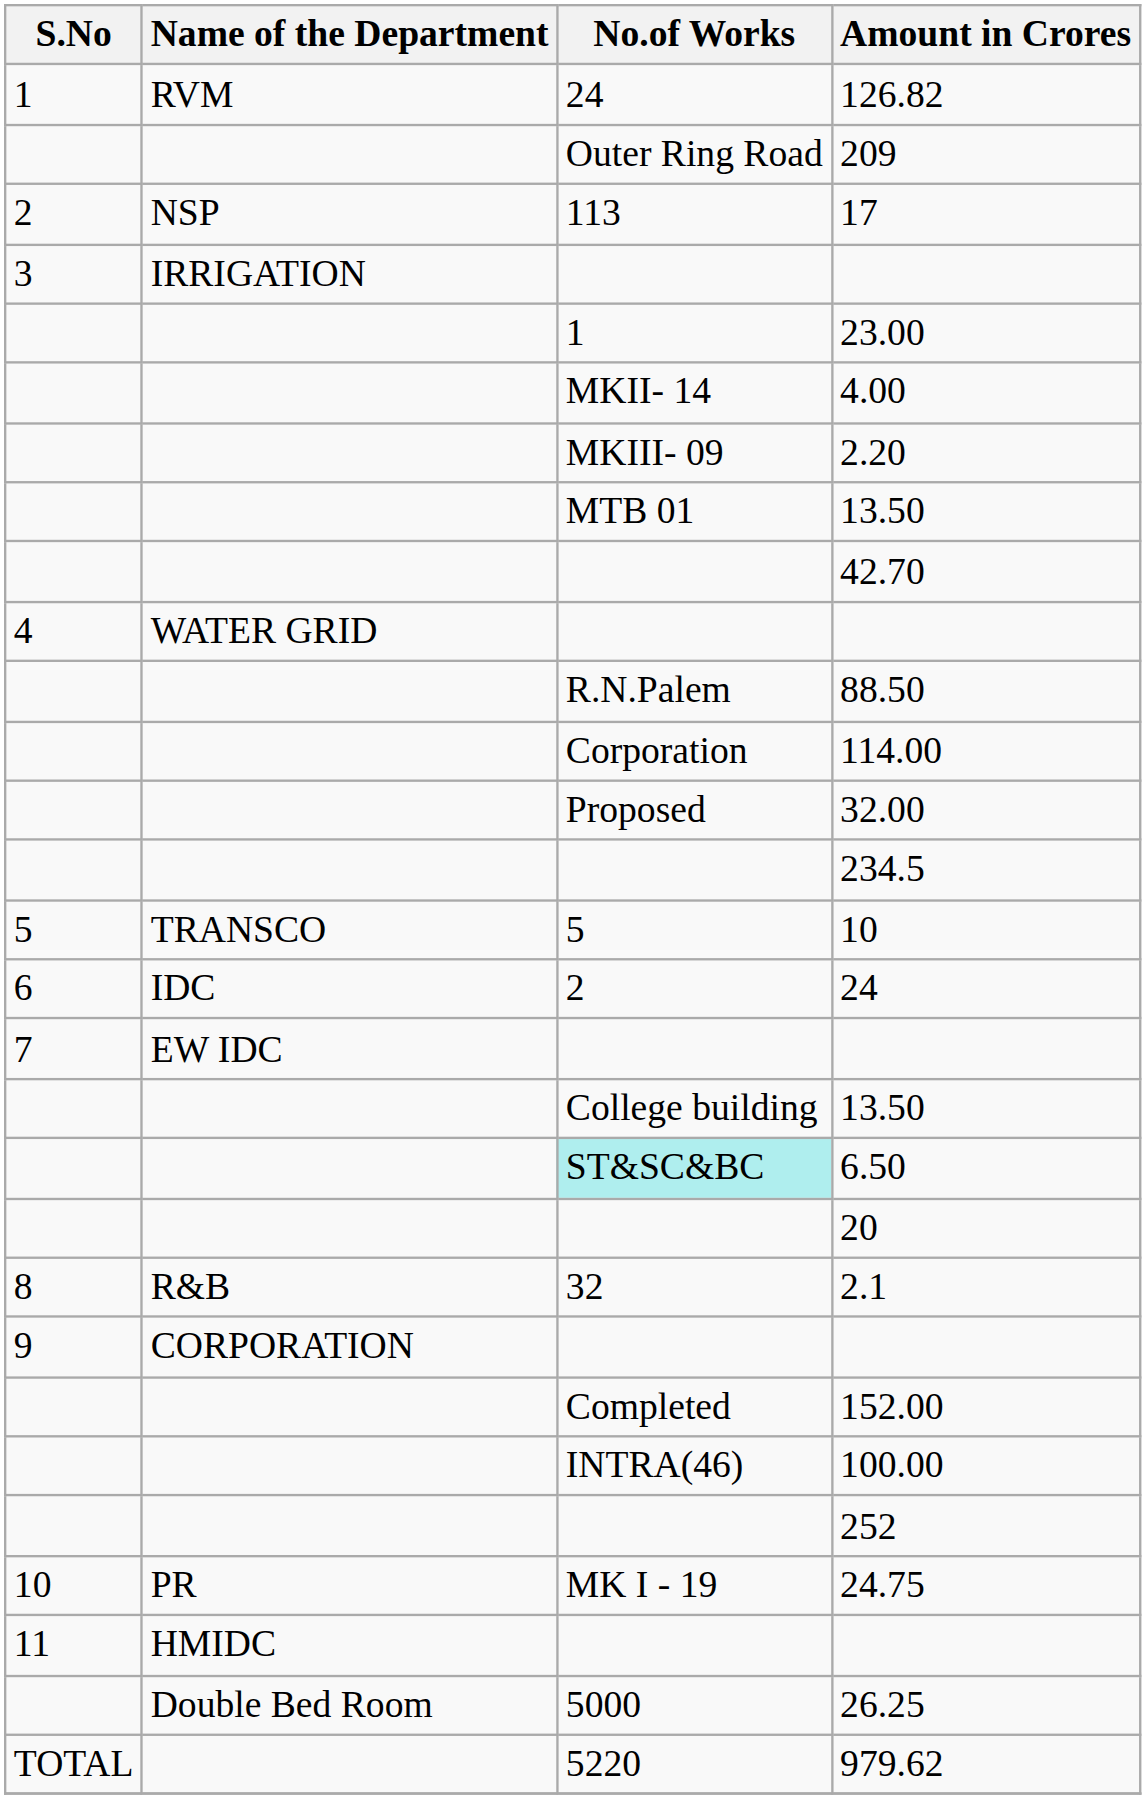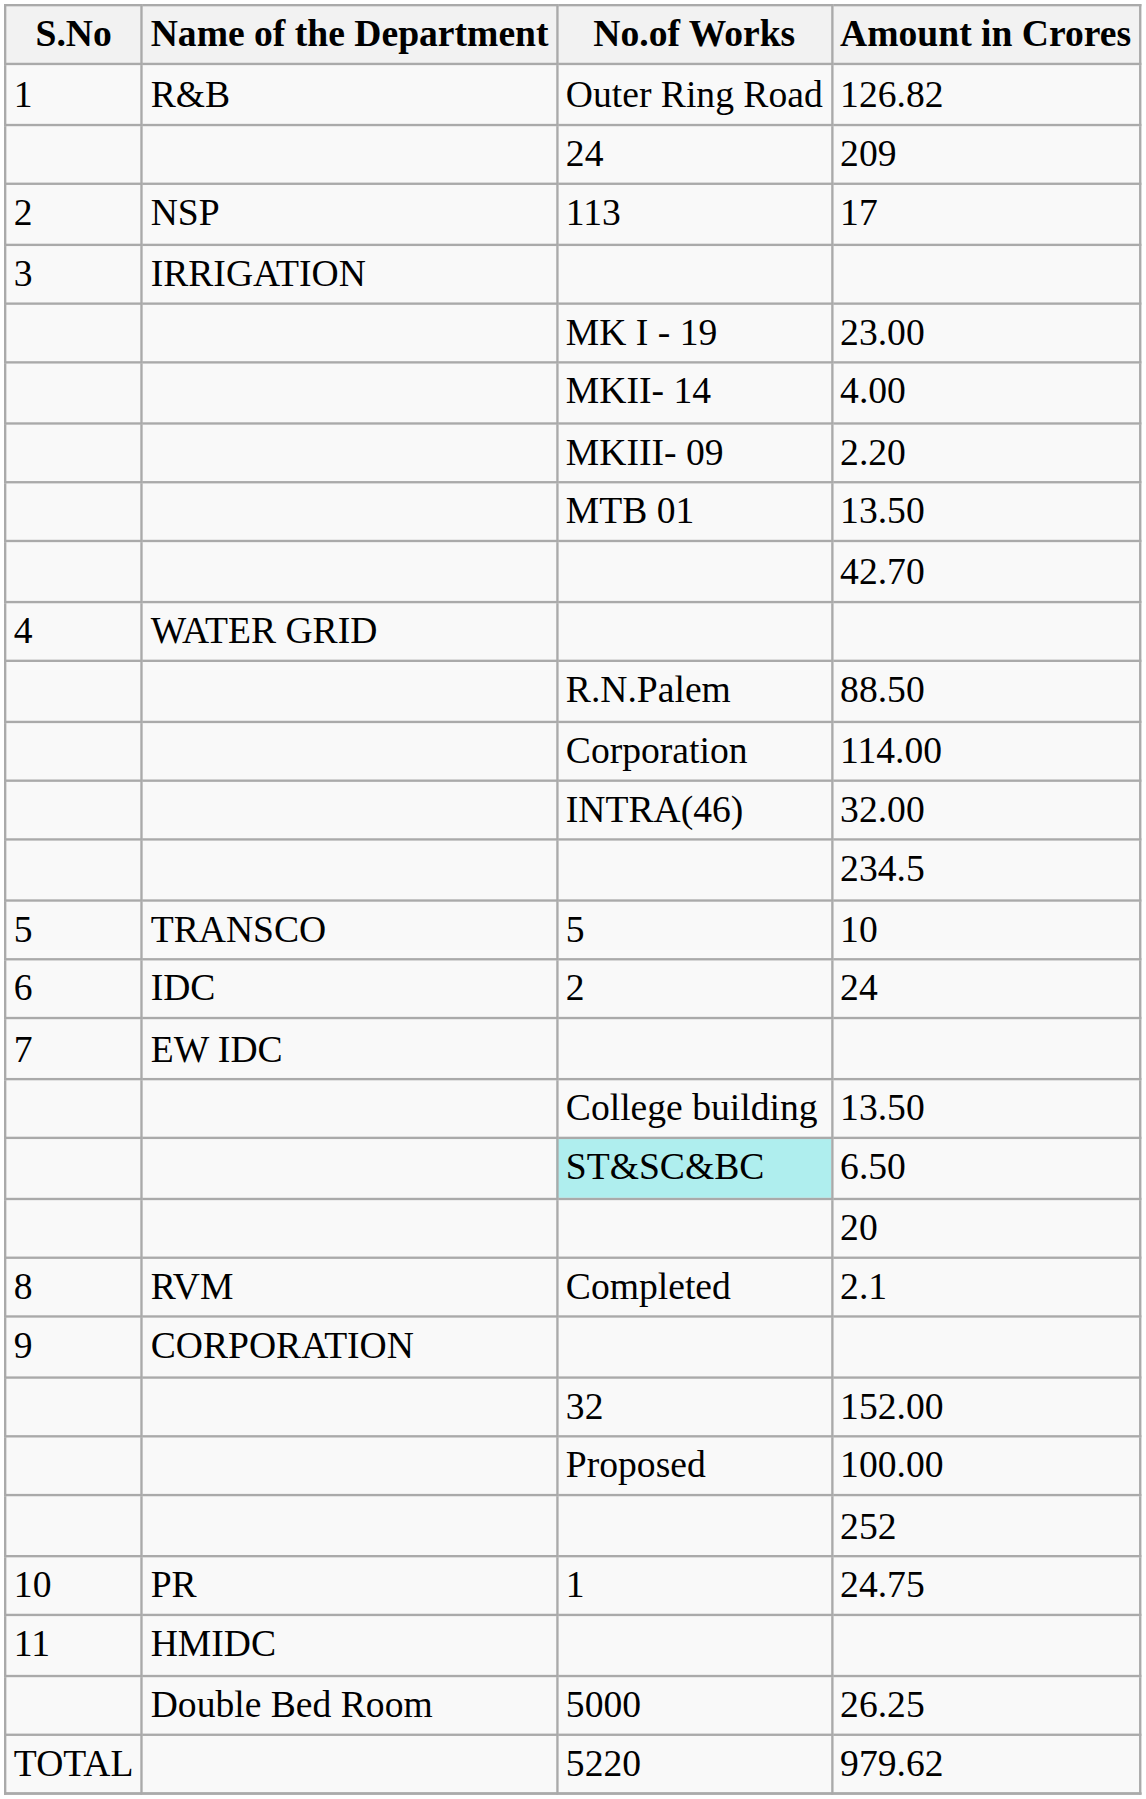(192, 93) RVM -> (190, 93) R&B
(585, 93) 24 -> (694, 93) Outer Ring Road
(694, 153) Outer Ring Road -> (585, 153) 24
(575, 332) 1 -> (642, 332) MK I - 19
(636, 809) Proposed -> (655, 809) INTRA(46)
(190, 1286) R&B -> (192, 1286) RVM
(585, 1286) 32 -> (648, 1286) Completed
(648, 1405) Completed -> (585, 1405) 32
(655, 1465) INTRA(46) -> (636, 1465) Proposed
(642, 1584) MK I - 19 -> (575, 1584) 1
